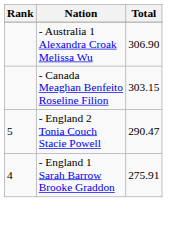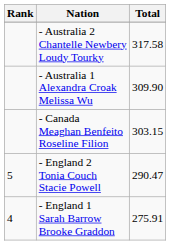+ row: (83, 44)
(144, 44) 306.90 -> (148, 87) 309.90
